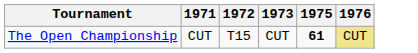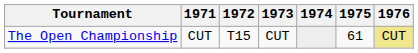+ column: (316, 16)
(316, 37) bold -> (355, 37) normal
